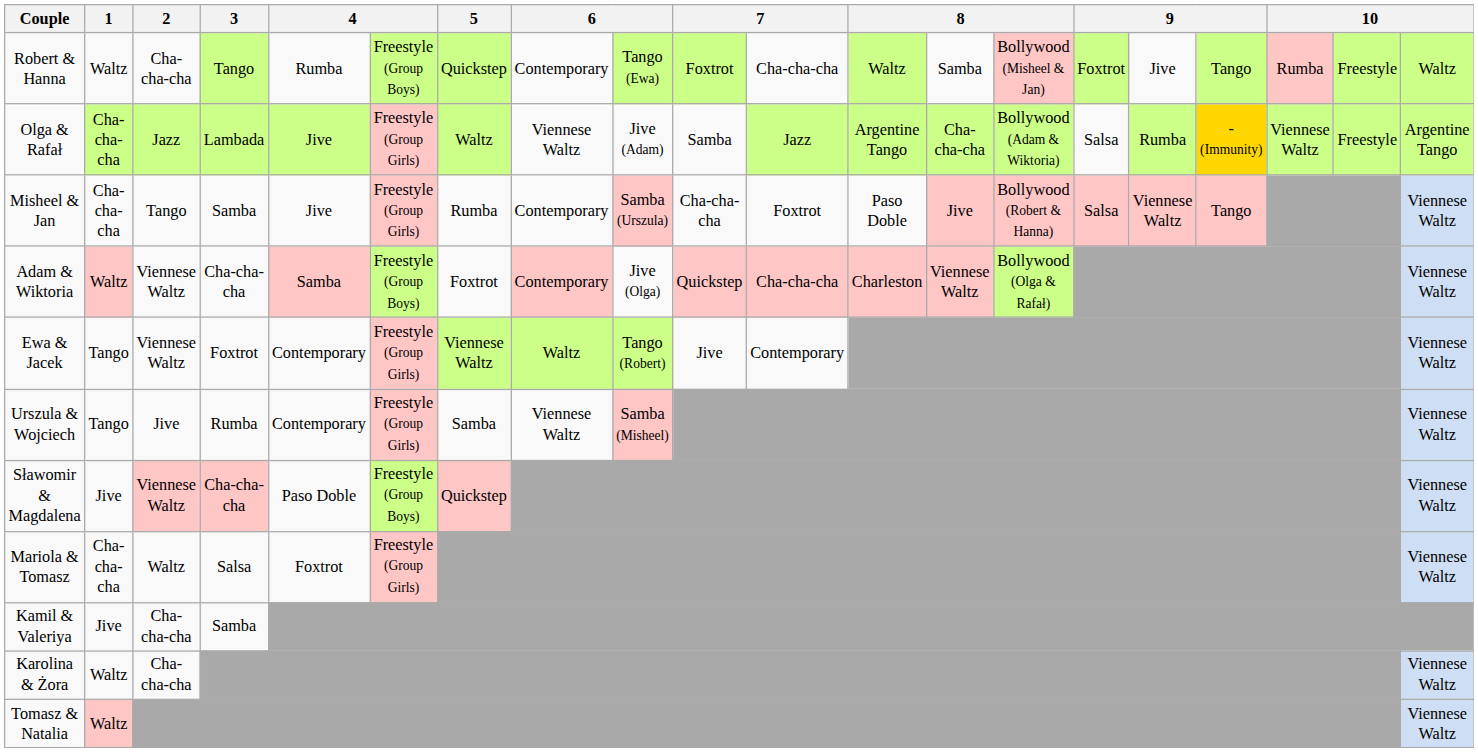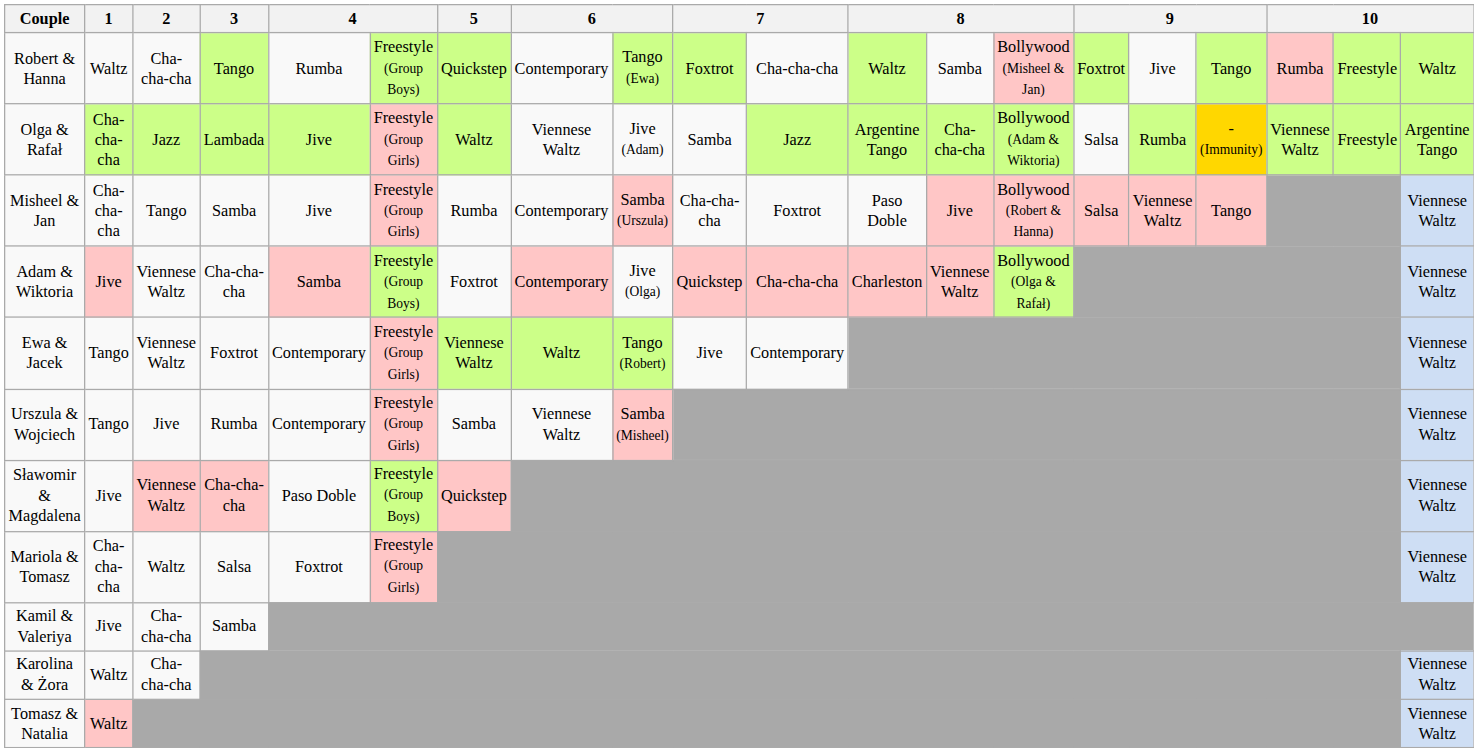(109, 282) Waltz -> (109, 282) Jive
